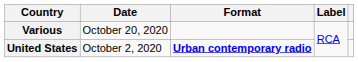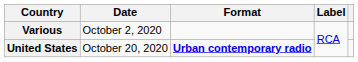(125, 30) October 20, 2020 -> (122, 30) October 2, 2020
(122, 48) October 2, 2020 -> (125, 48) October 20, 2020
